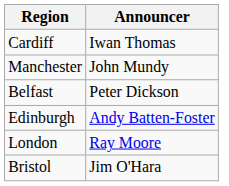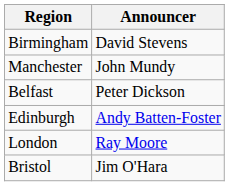+ row: (48, 42)
- row: (31, 42)
